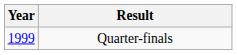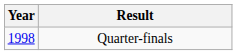(21, 38) 1999 -> (21, 38) 1998
